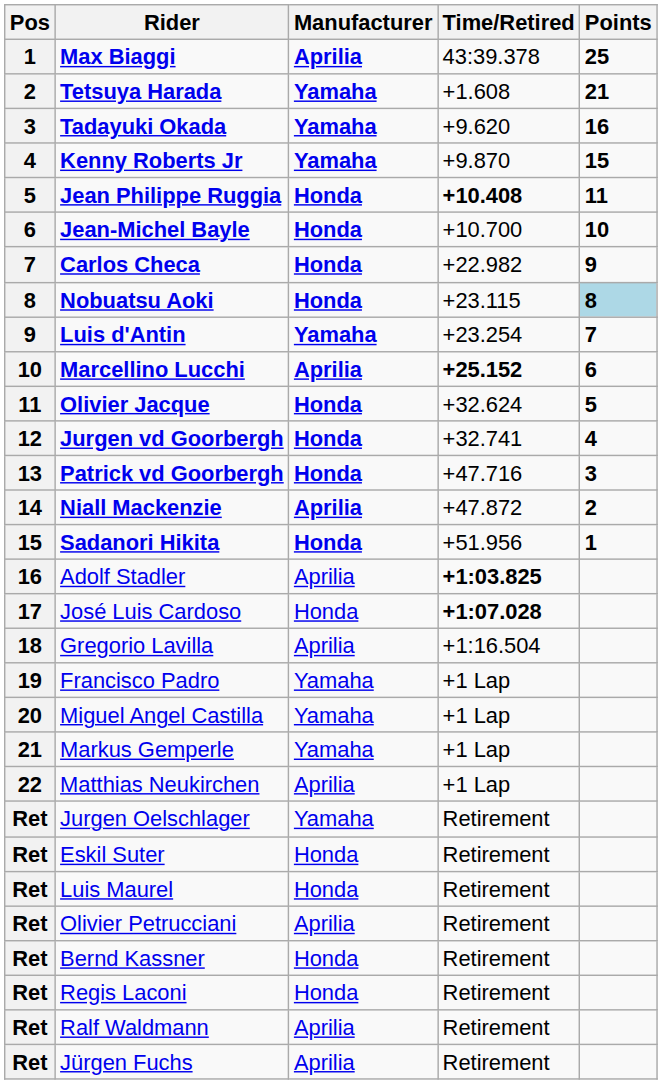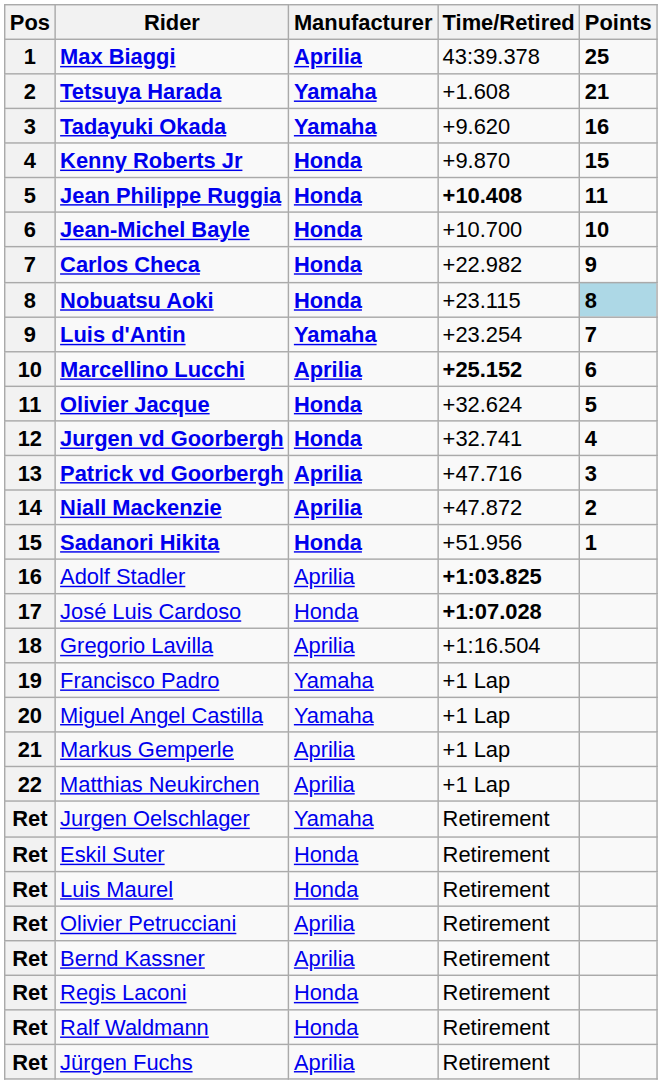(335, 161) Yamaha -> (328, 161) Honda
(328, 473) Honda -> (328, 473) Aprilia
(334, 750) Yamaha -> (324, 750) Aprilia
(326, 958) Honda -> (324, 958) Aprilia
(324, 1027) Aprilia -> (326, 1027) Honda
